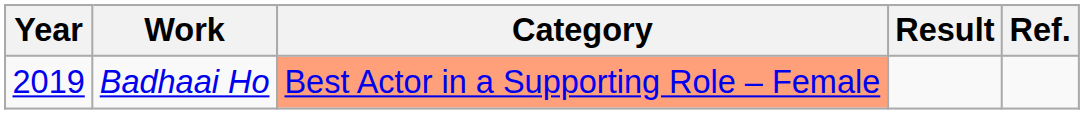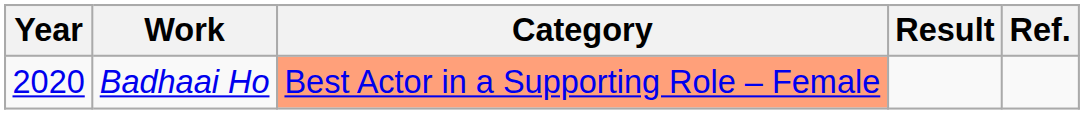(49, 81) 2019 -> (49, 81) 2020
